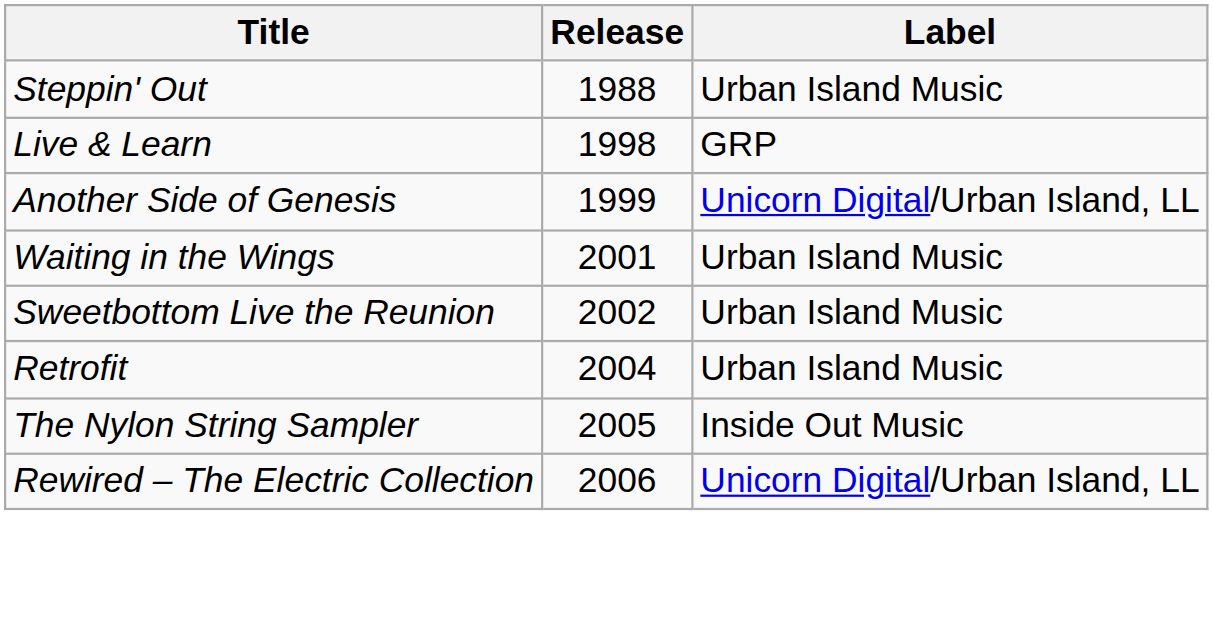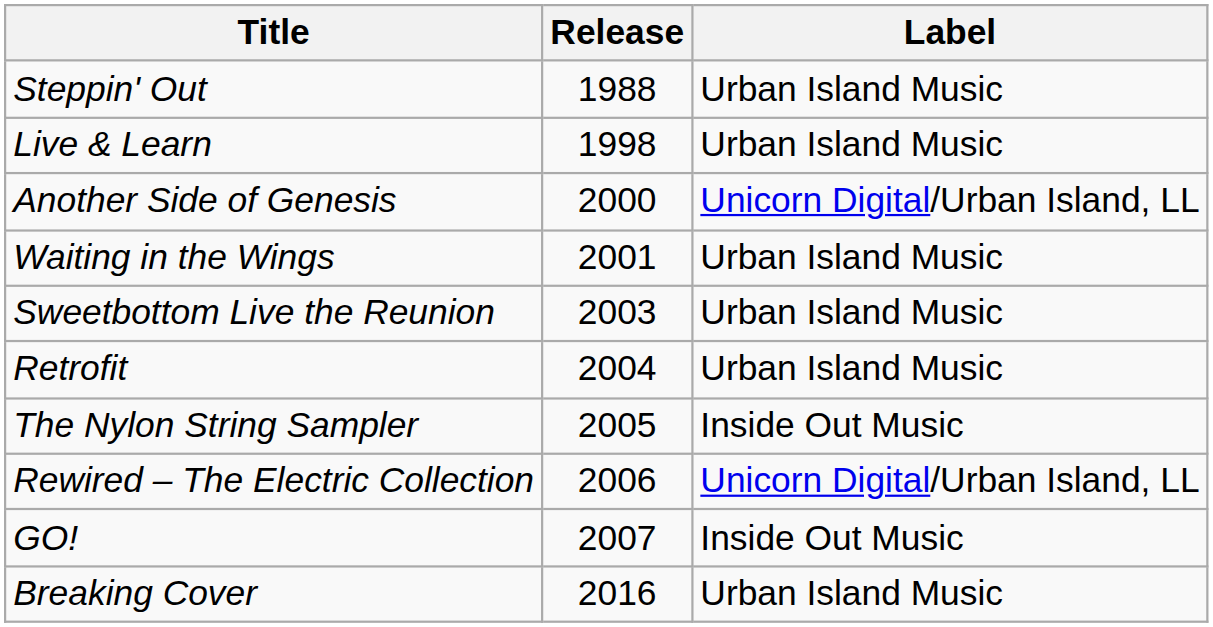(739, 144) GRP -> (852, 144) Urban Island Music
(617, 200) 1999 -> (617, 200) 2000
(617, 312) 2002 -> (617, 312) 2003
+ row: (46, 537)
+ row: (135, 593)
